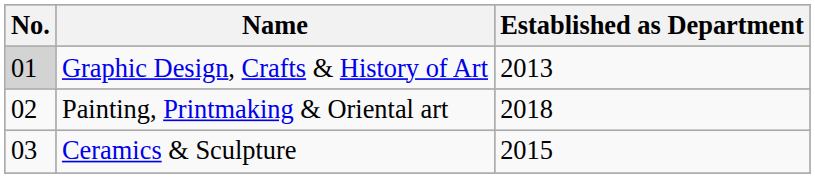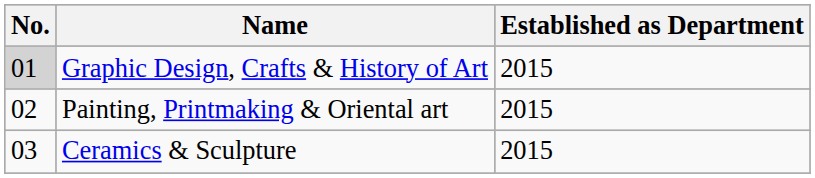(527, 67) 2013 -> (527, 67) 2015
(527, 109) 2018 -> (527, 109) 2015
